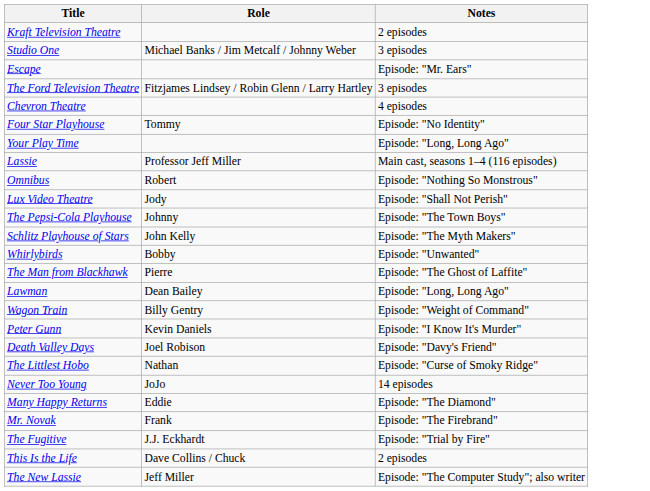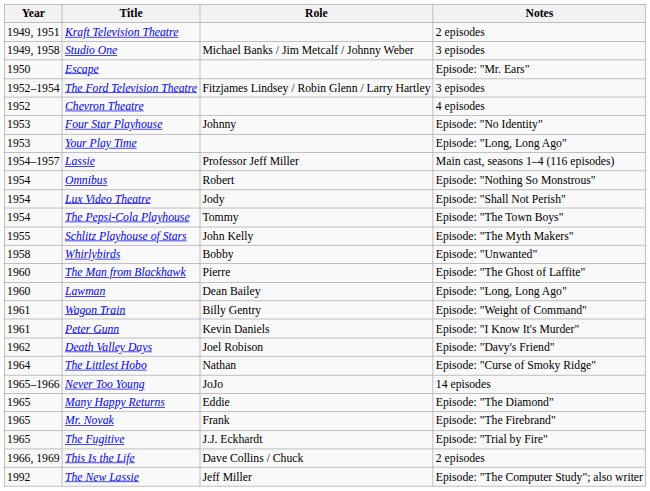+ column: (33, 13)
(163, 124) Tommy -> (219, 124) Johnny
(161, 217) Johnny -> (221, 217) Tommy
